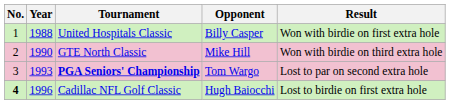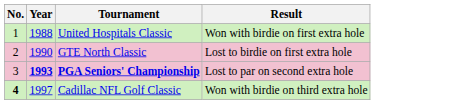- column: (240, 14)
(361, 52) Won with birdie on third extra hole -> (278, 52) Lost to birdie on first extra hole
(41, 71) normal -> (41, 71) bold
(41, 90) 1996 -> (41, 90) 1997
(353, 90) Lost to birdie on first extra hole -> (286, 90) Won with birdie on third extra hole
